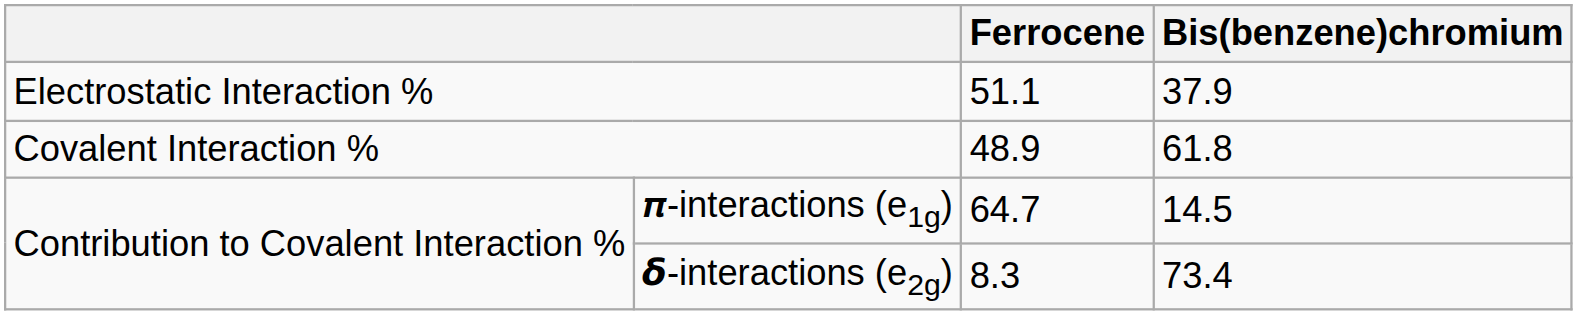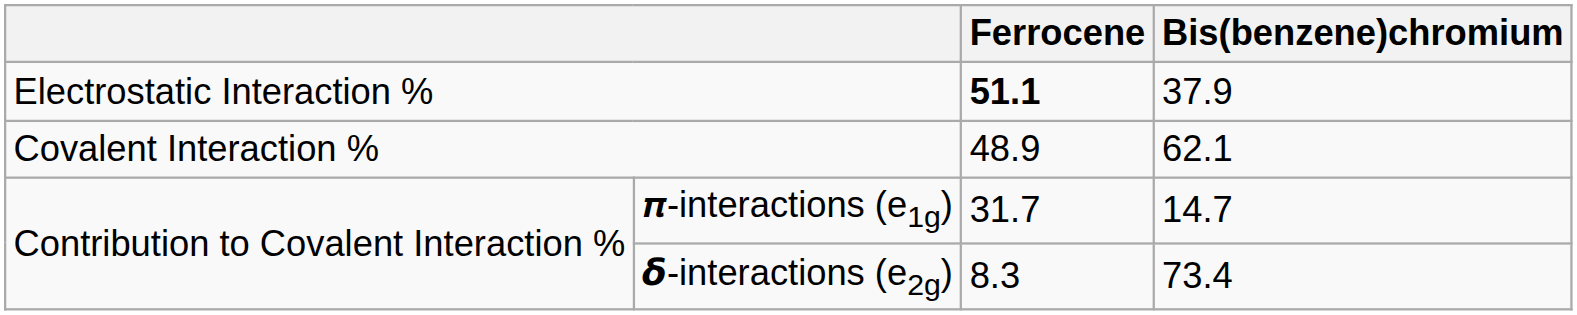(1005, 90) normal -> (1005, 90) bold
(1197, 148) 61.8 -> (1197, 148) 62.1
(1005, 209) 64.7 -> (1005, 209) 31.7
(1197, 209) 14.5 -> (1197, 209) 14.7
